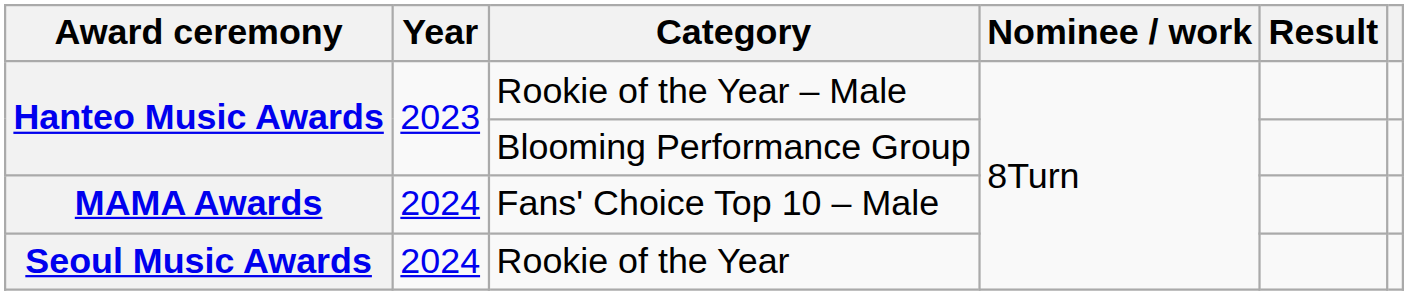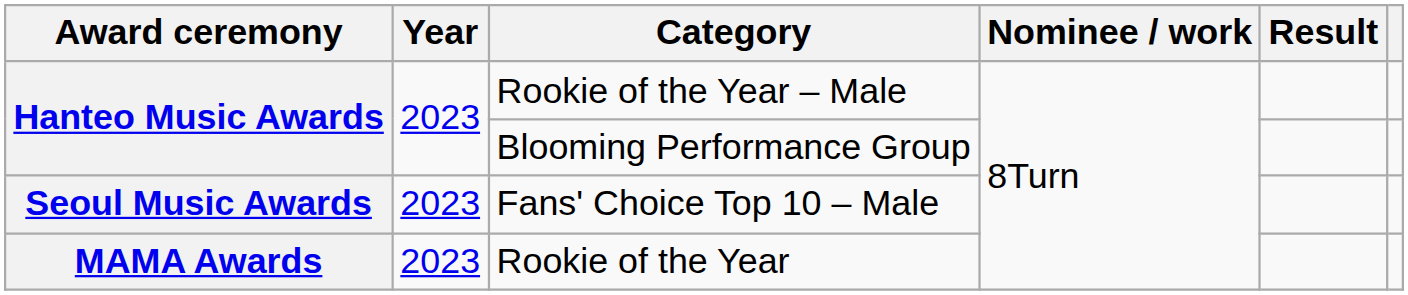(199, 203) MAMA Awards -> (199, 203) Seoul Music Awards
(440, 203) 2024 -> (440, 203) 2023
(199, 260) Seoul Music Awards -> (199, 260) MAMA Awards
(440, 260) 2024 -> (440, 260) 2023
